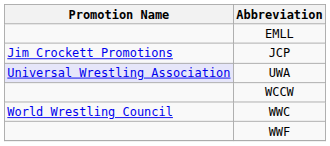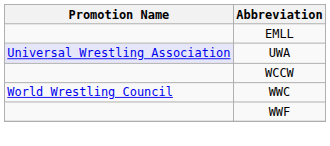- row: (279, 53)
